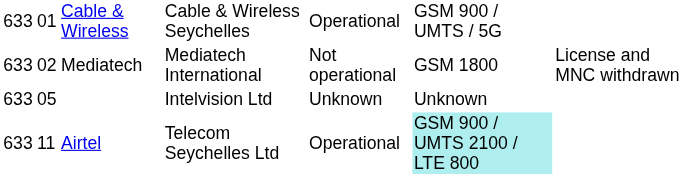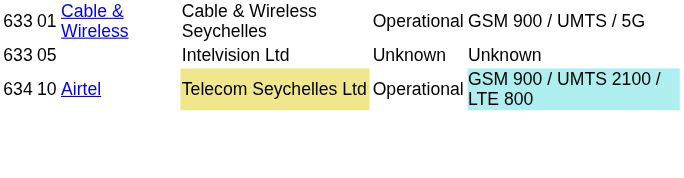- row: (102, 65)
(18, 143) 633 -> (18, 89) 634
(46, 143) 11 -> (47, 89) 10
(222, 143) no background -> (274, 89) khaki background
